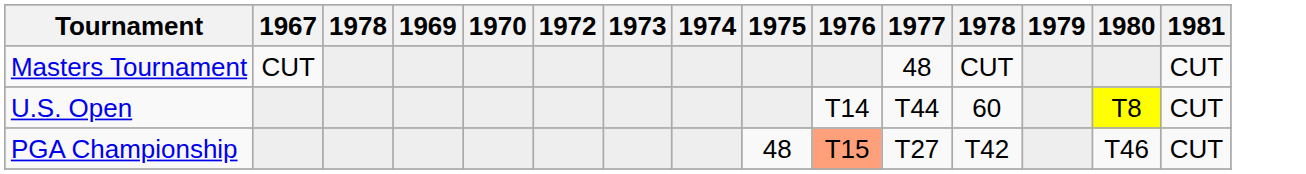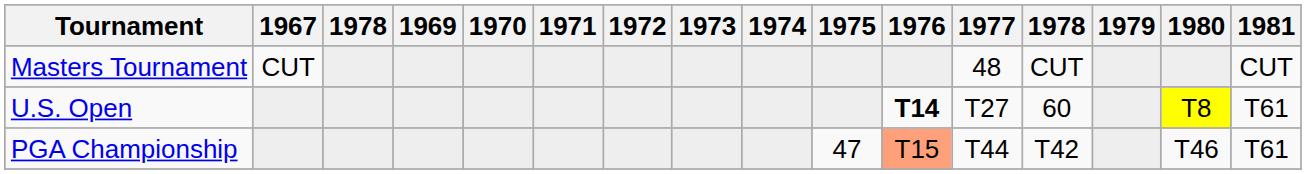+ column: (568, 26)
(847, 108) normal -> (917, 108) bold
(917, 108) T44 -> (987, 108) T27
(1196, 108) CUT -> (1266, 108) T61
(777, 149) 48 -> (847, 149) 47
(917, 149) T27 -> (987, 149) T44
(1196, 149) CUT -> (1266, 149) T61
